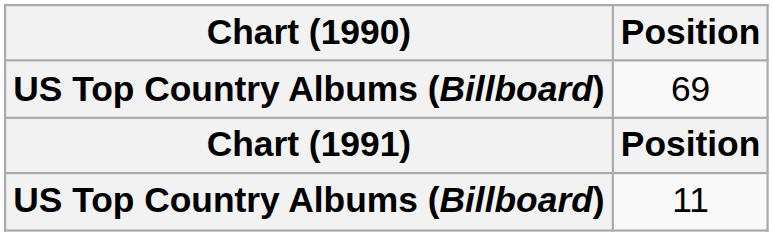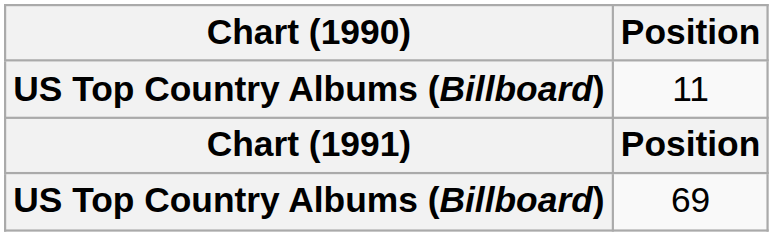rows swapped: (691, 88) <-> (691, 200)
